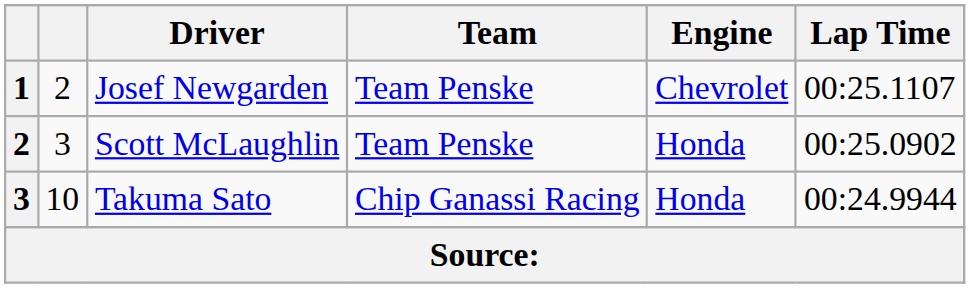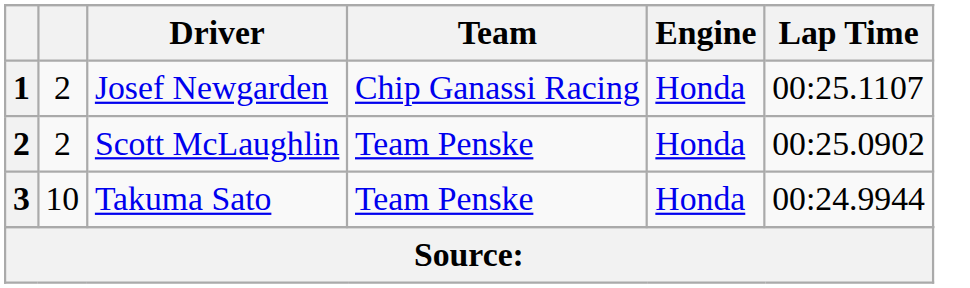(444, 88) Team Penske -> (497, 88) Chip Ganassi Racing
(722, 88) Chevrolet -> (700, 88) Honda
(62, 143) 3 -> (62, 143) 2
(497, 199) Chip Ganassi Racing -> (444, 199) Team Penske
